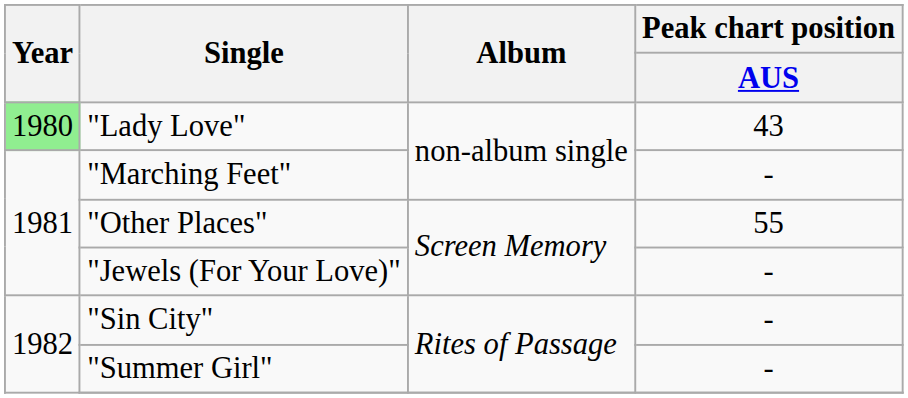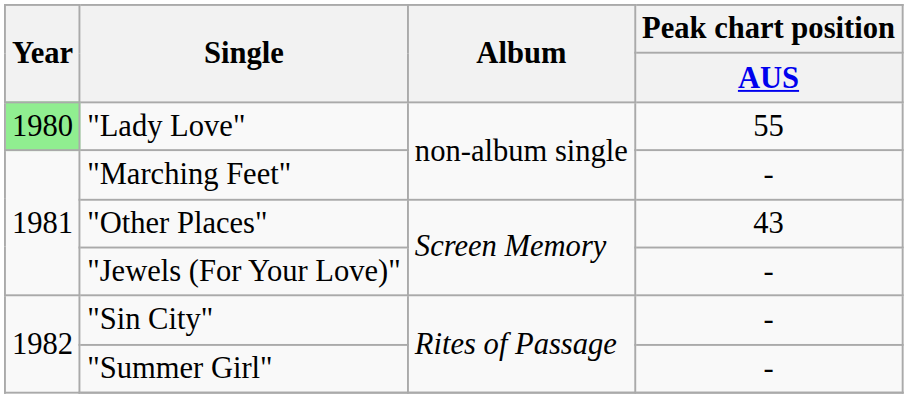(768, 125) 43 -> (768, 125) 55
(768, 222) 55 -> (768, 222) 43
